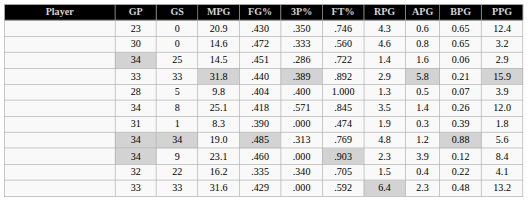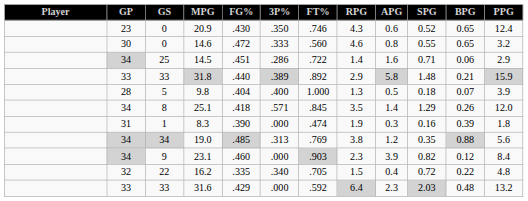+ column: (427, 12)
(385, 140) 4.8 -> (356, 140) 3.8
(502, 172) 4.1 -> (504, 172) 4.8
